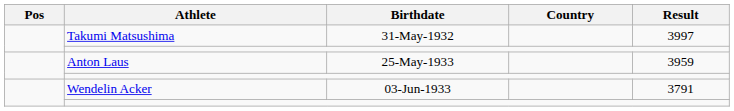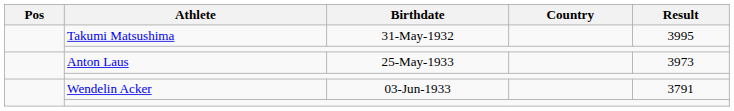(681, 35) 3997 -> (681, 35) 3995
(681, 62) 3959 -> (681, 62) 3973
